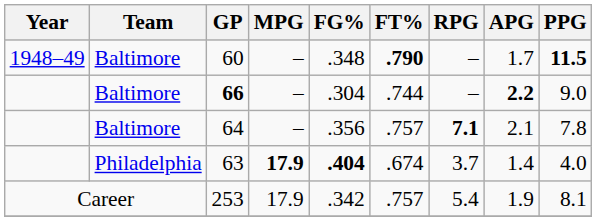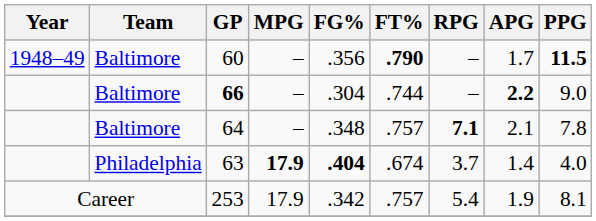(346, 57) .348 -> (346, 57) .356
(346, 128) .356 -> (346, 128) .348
